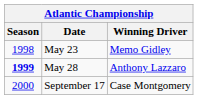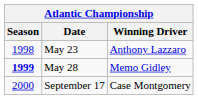(140, 49) Memo Gidley -> (148, 49) Anthony Lazzaro
(148, 67) Anthony Lazzaro -> (140, 67) Memo Gidley
